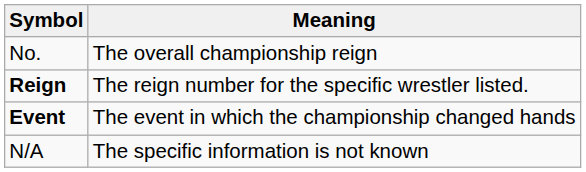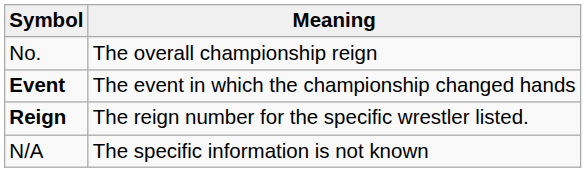rows swapped: (38, 85) <-> (37, 118)
